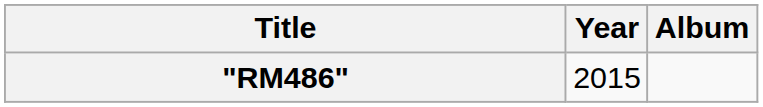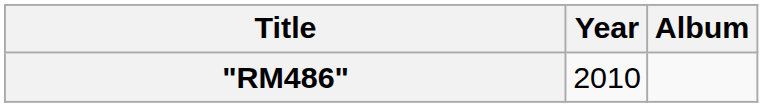(607, 76) 2015 -> (607, 76) 2010
